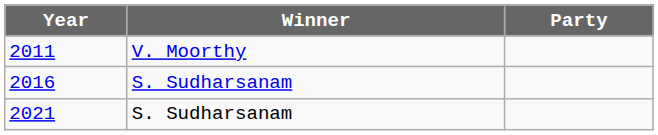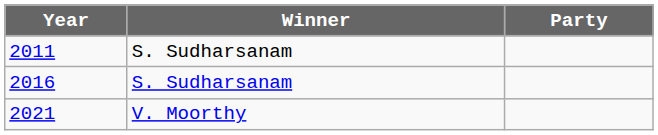(189, 51) V. Moorthy -> (212, 51) S. Sudharsanam
(212, 114) S. Sudharsanam -> (189, 114) V. Moorthy
